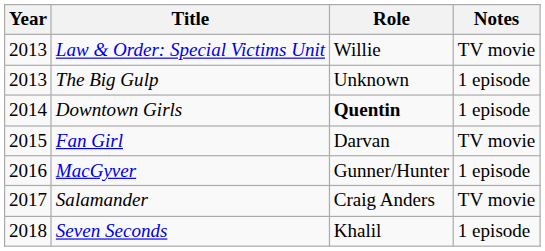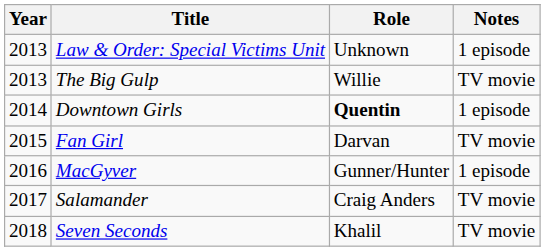(357, 49) Willie -> (371, 49) Unknown
(497, 49) TV movie -> (494, 49) 1 episode
(371, 79) Unknown -> (357, 79) Willie
(494, 79) 1 episode -> (497, 79) TV movie
(494, 230) 1 episode -> (497, 230) TV movie
